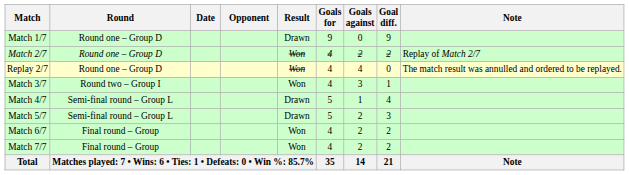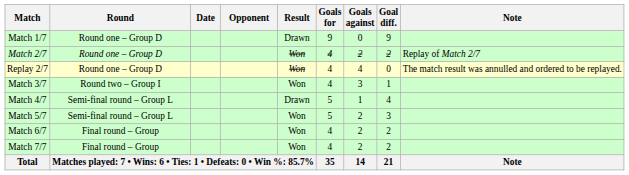(297, 115) Drawn -> (297, 115) Won
